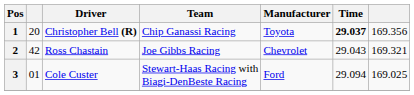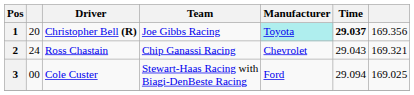(189, 32) Chip Ganassi Racing -> (181, 32) Joe Gibbs Racing
(279, 32) no background -> (279, 32) paleturquoise background
(34, 50) 42 -> (34, 50) 24
(181, 50) Joe Gibbs Racing -> (189, 50) Chip Ganassi Racing
(34, 75) 01 -> (34, 75) 00
